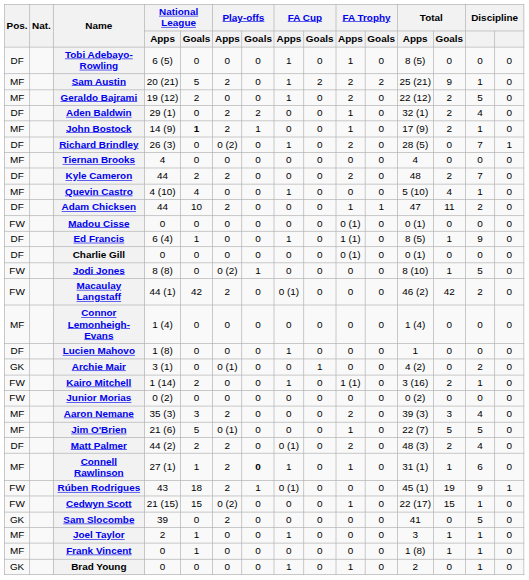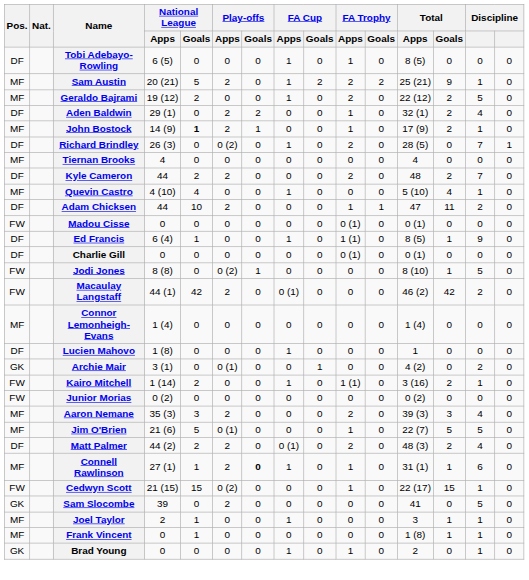- row: (99, 488)
